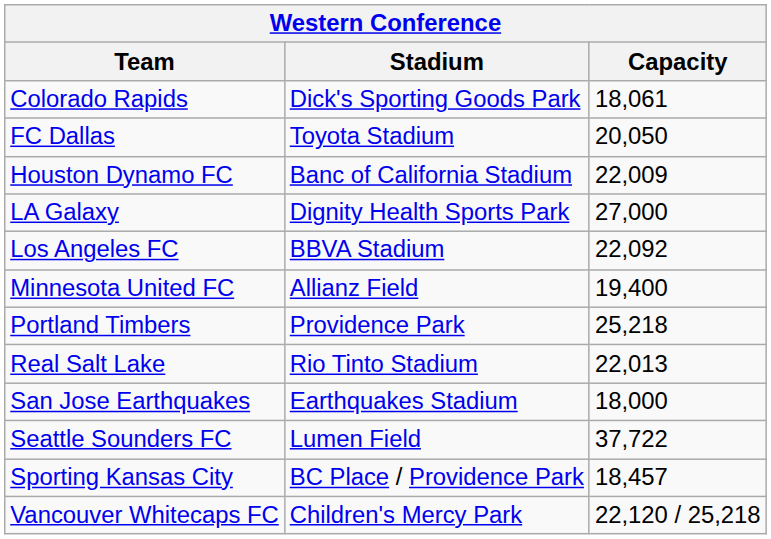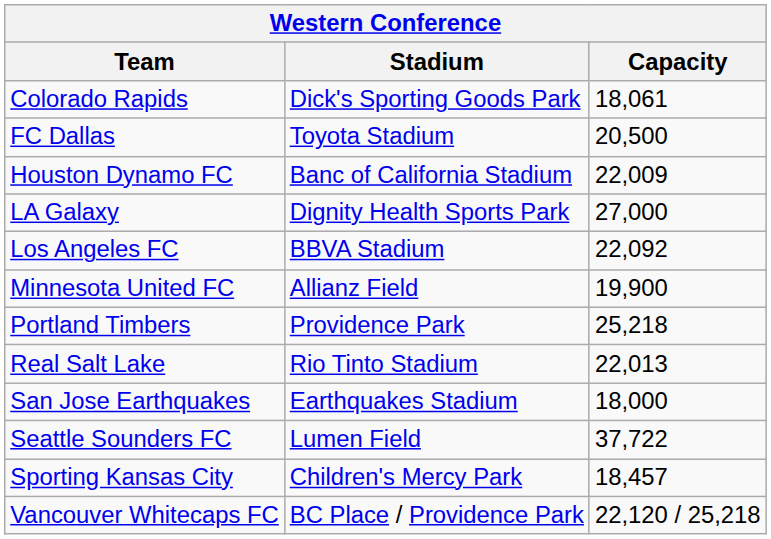(631, 136) 20,050 -> (631, 136) 20,500
(631, 288) 19,400 -> (631, 288) 19,900
(437, 477) BC Place / Providence Park -> (406, 477) Children's Mercy Park
(406, 514) Children's Mercy Park -> (437, 514) BC Place / Providence Park
